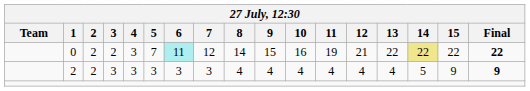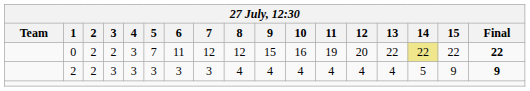(179, 52) paleturquoise background -> (179, 52) no background
(239, 52) 14 -> (239, 52) 12
(362, 52) 21 -> (362, 52) 20
